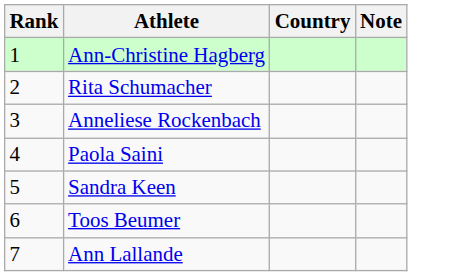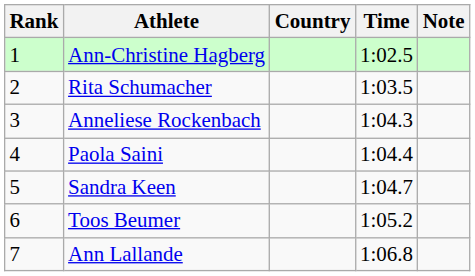+ column: (387, 21)
